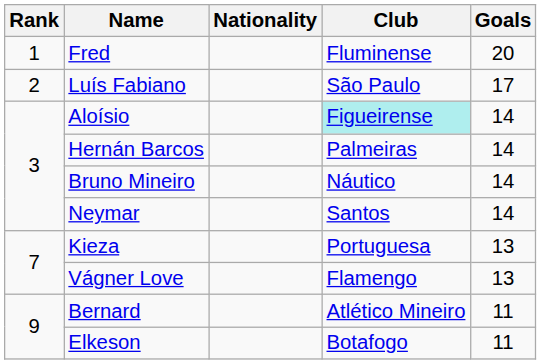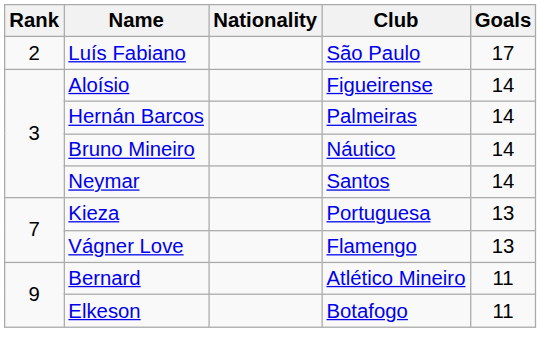- row: (89, 52)
(380, 117) paleturquoise background -> (380, 85) no background
